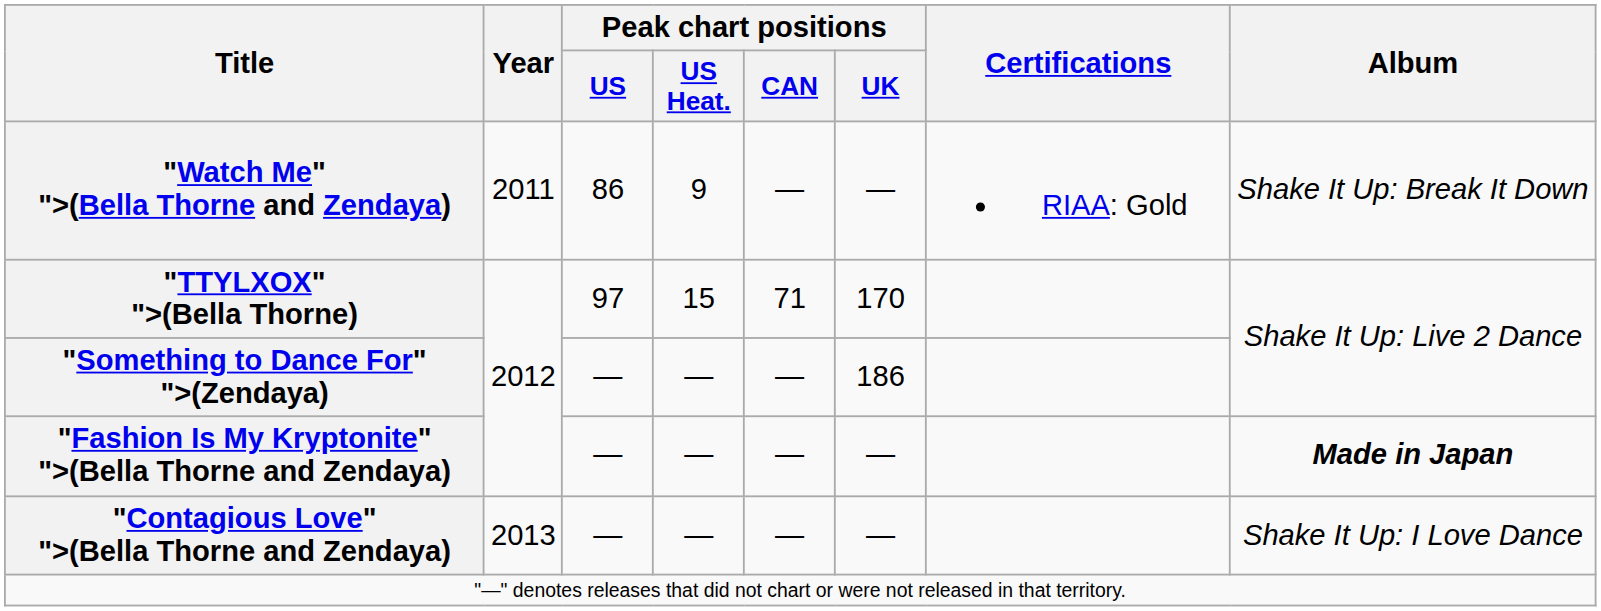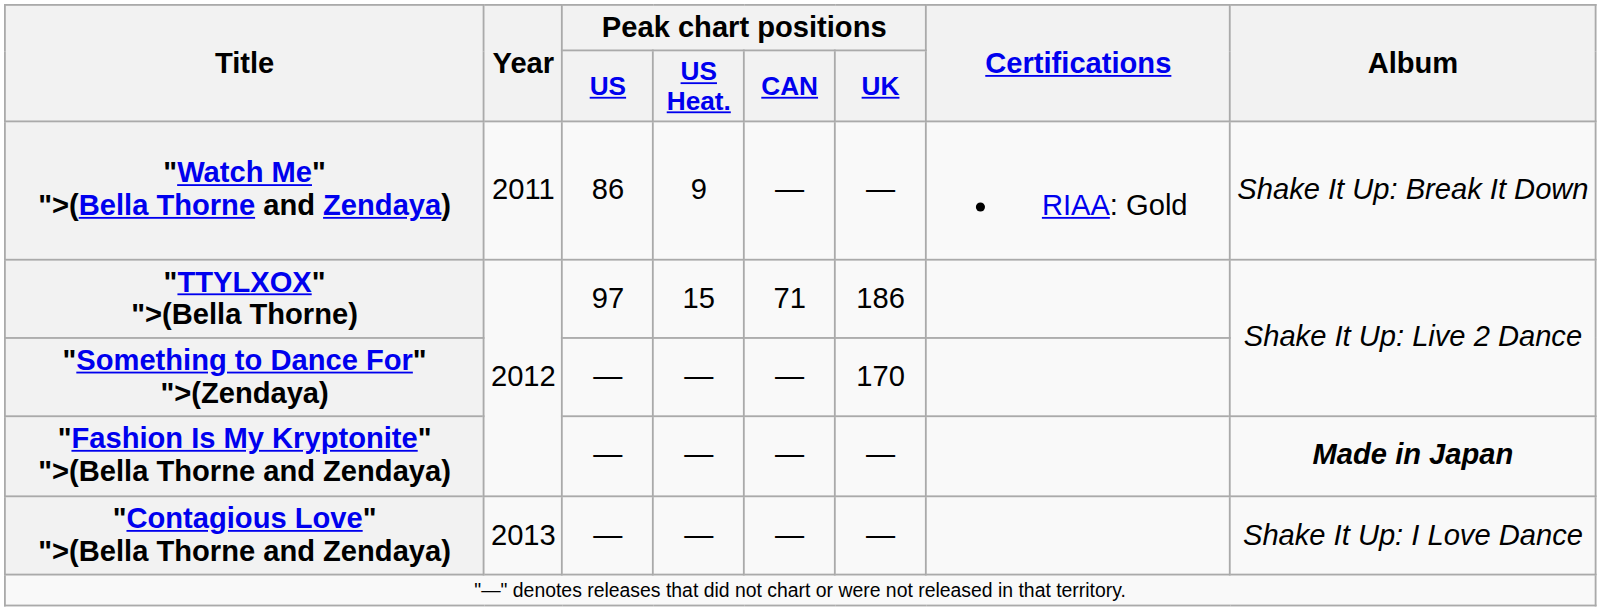(881, 297) 170 -> (881, 297) 186
(881, 376) 186 -> (881, 376) 170
